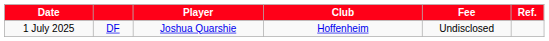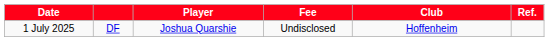columns swapped: (343, 13) <-> (467, 13)
